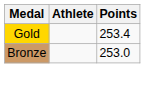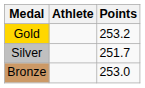(115, 33) 253.4 -> (115, 33) 253.2
+ row: (27, 53)
